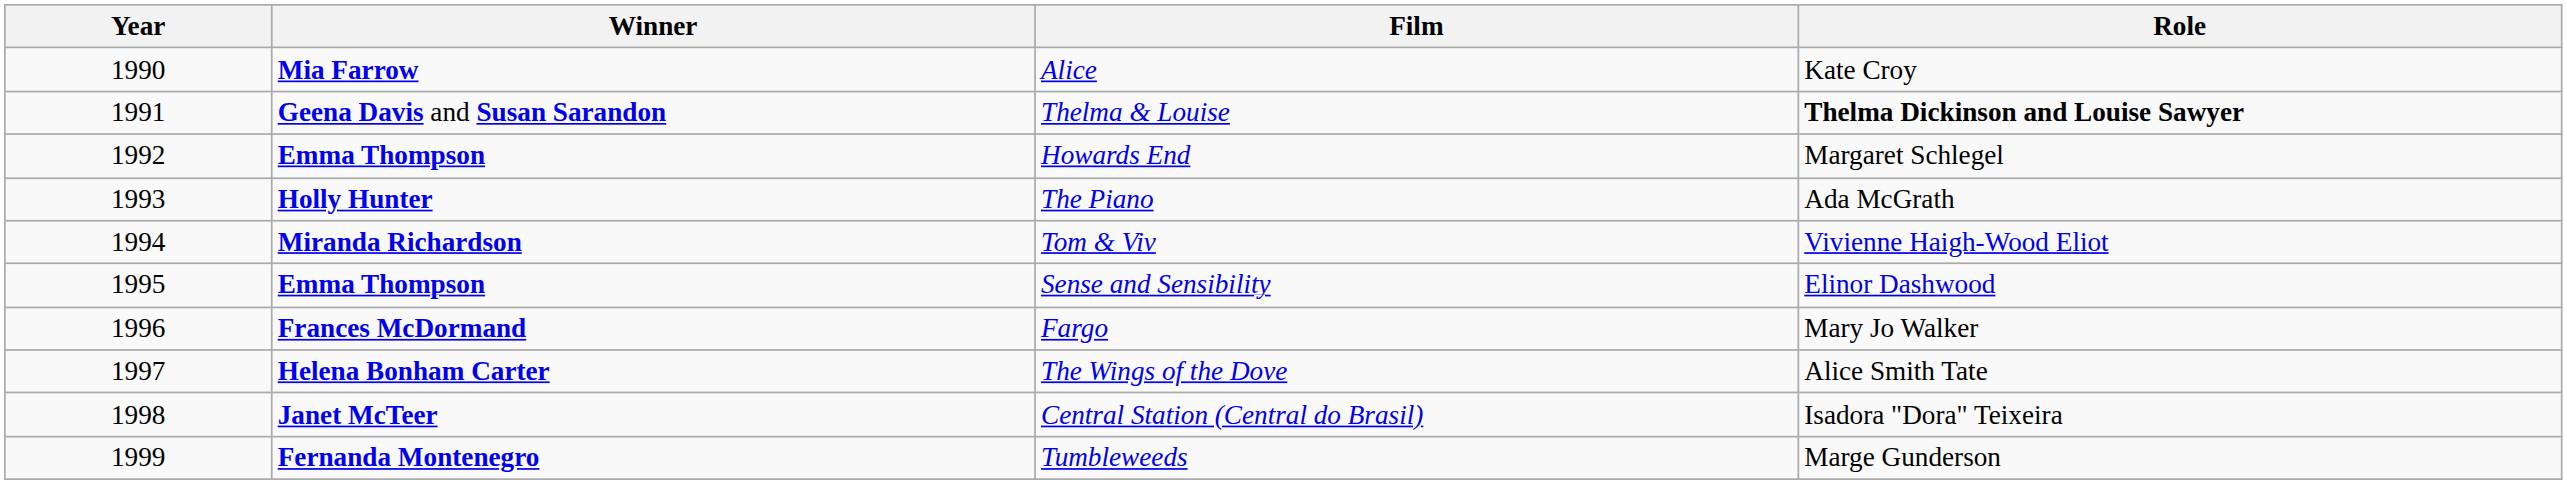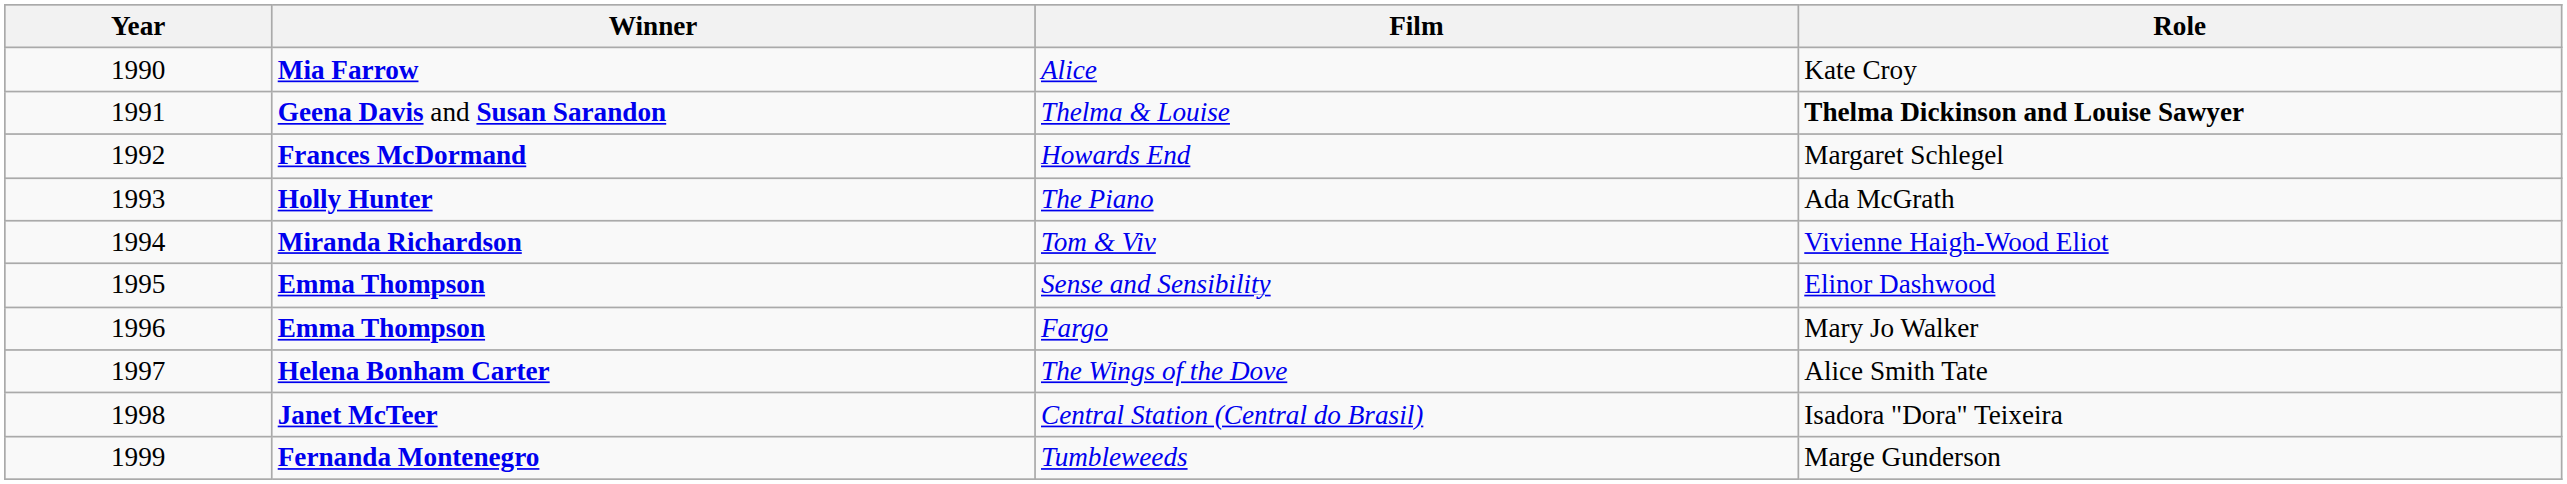(381, 155) Emma Thompson -> (402, 155) Frances McDormand
(402, 328) Frances McDormand -> (381, 328) Emma Thompson
